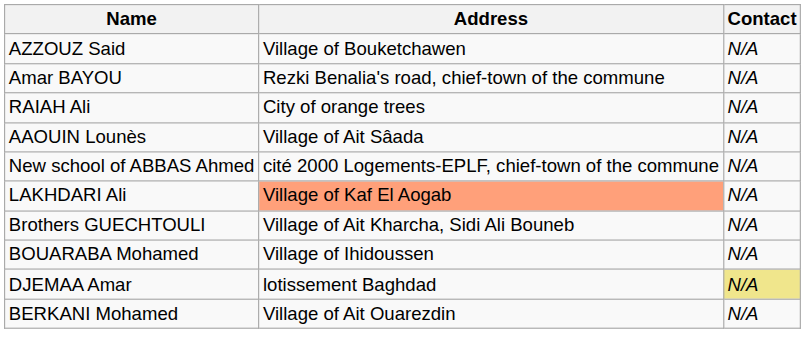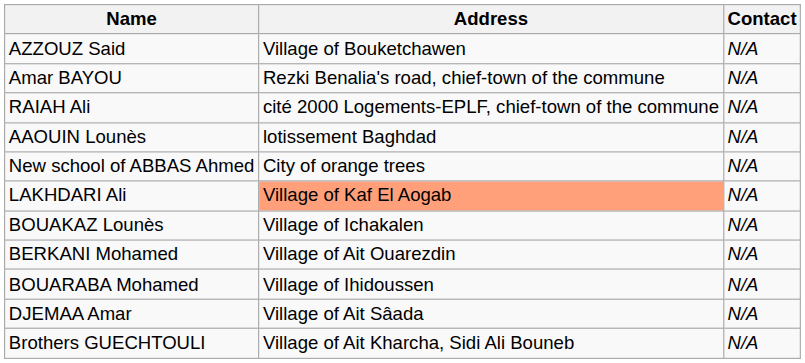(344, 107) City of orange trees -> (491, 107) cité 2000 Logements-EPLF, chief-town of the commune
(343, 136) Village of Ait Sâada -> (350, 136) lotissement Baghdad
(491, 166) cité 2000 Logements-EPLF, chief-town of the commune -> (344, 166) City of orange trees
+ row: (86, 225)
rows swapped: (93, 313) <-> (107, 225)
(350, 284) lotissement Baghdad -> (343, 313) Village of Ait Sâada
(743, 284) khaki background -> (743, 313) no background
